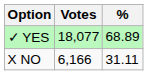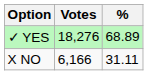(78, 37) 18,077 -> (78, 37) 18,276
